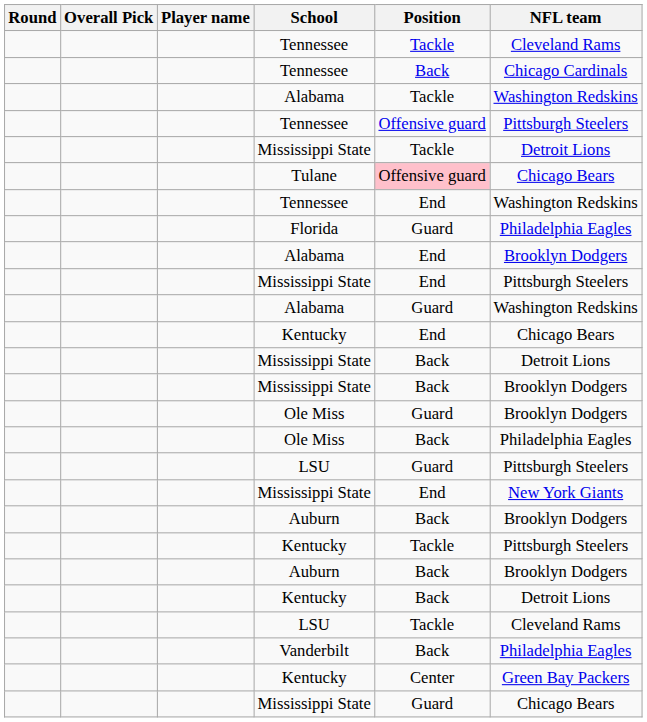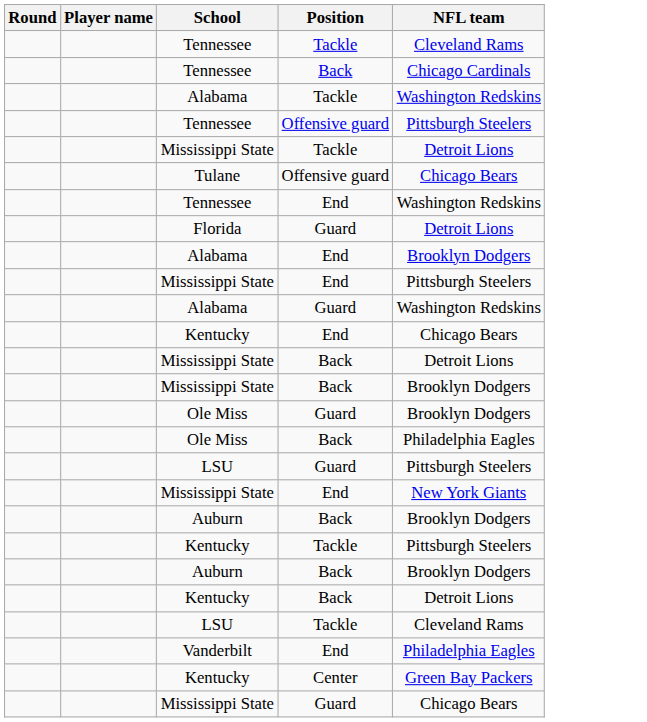- column: (109, 17)
(432, 176) pink background -> (335, 176) no background
(566, 228) Philadelphia Eagles -> (469, 228) Detroit Lions
(432, 651) Back -> (335, 651) End
